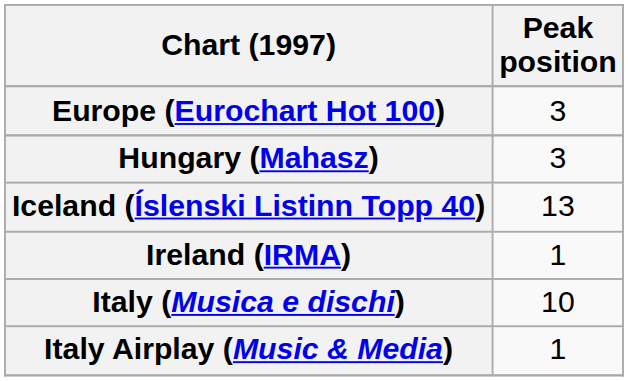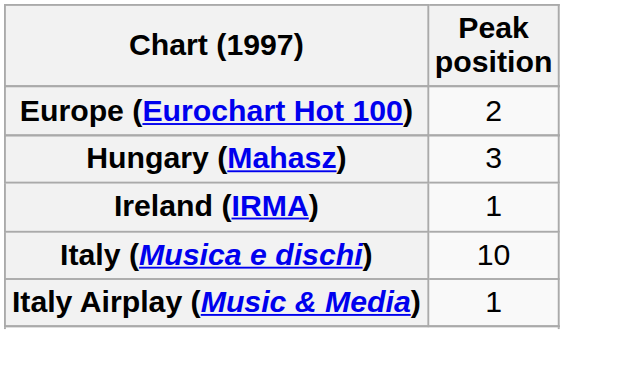(558, 110) 3 -> (494, 110) 2
- row: (249, 206)
